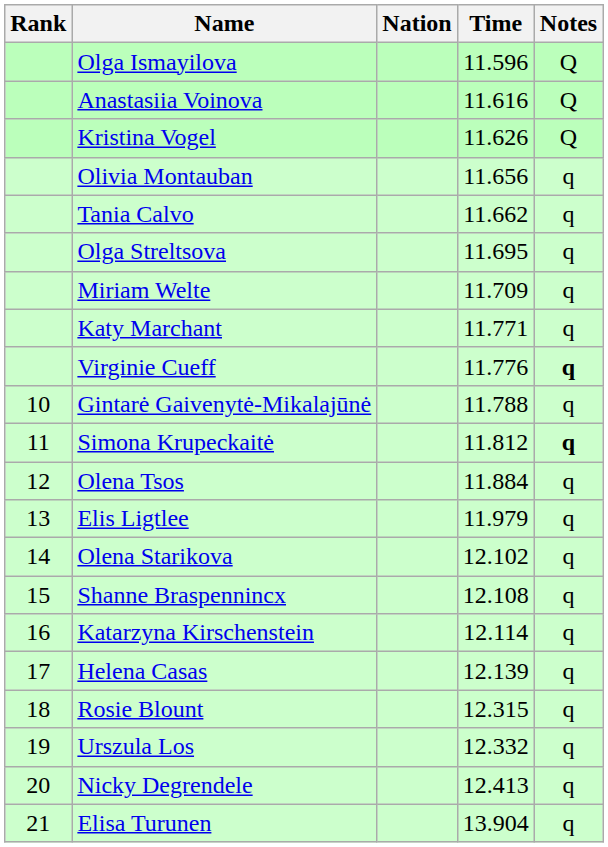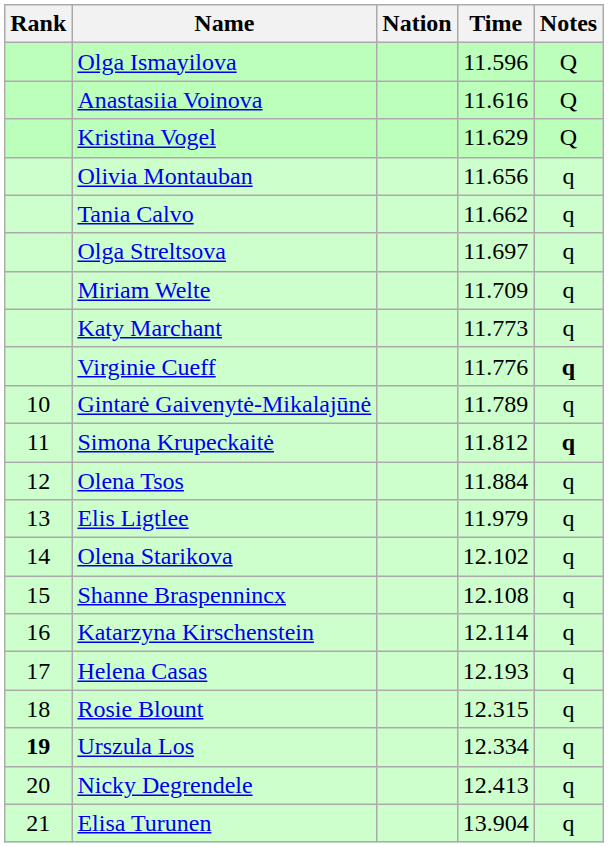(496, 137) 11.626 -> (496, 137) 11.629
(496, 251) 11.695 -> (496, 251) 11.697
(496, 328) 11.771 -> (496, 328) 11.773
(496, 404) 11.788 -> (496, 404) 11.789
(496, 670) 12.139 -> (496, 670) 12.193
(38, 746) normal -> (38, 746) bold
(496, 746) 12.332 -> (496, 746) 12.334
